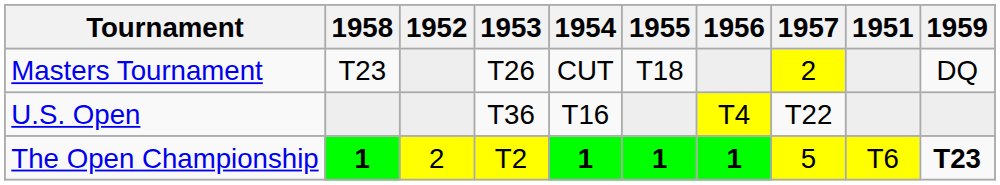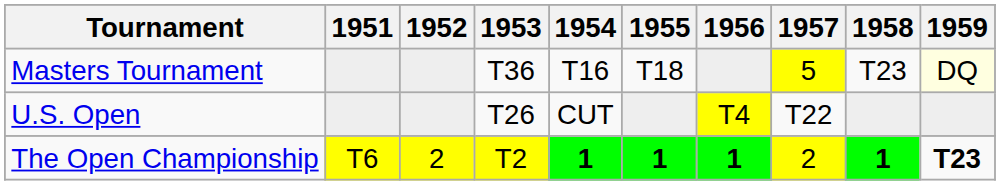columns swapped: (883, 27) <-> (362, 27)
(511, 71) T26 -> (511, 71) T36
(585, 71) CUT -> (585, 71) T16
(808, 71) 2 -> (808, 71) 5
(957, 71) no background -> (957, 71) lightyellow background
(511, 115) T36 -> (511, 115) T26
(585, 115) T16 -> (585, 115) CUT
(808, 158) 5 -> (808, 158) 2
